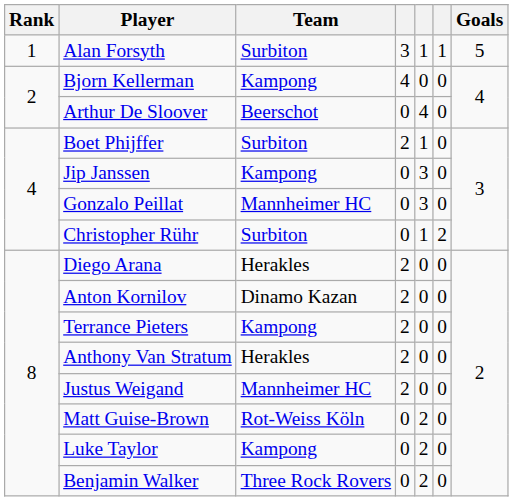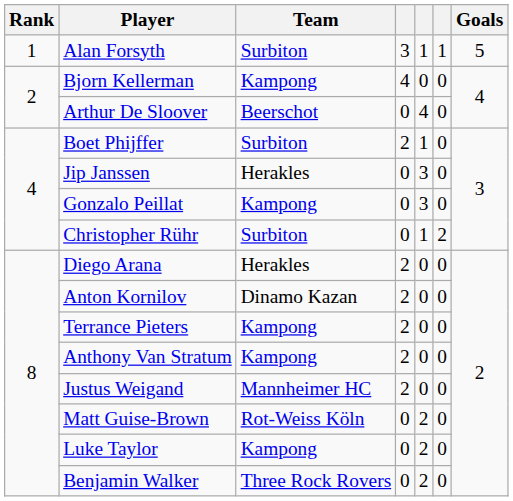(279, 173) Kampong -> (275, 173) Herakles
(306, 204) Mannheimer HC -> (279, 204) Kampong
(275, 357) Herakles -> (279, 357) Kampong
